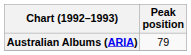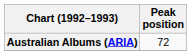(163, 42) 79 -> (163, 42) 72
